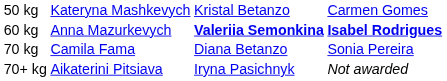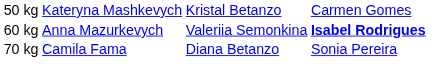(259, 30) bold -> (247, 30) normal
- row: (25, 69)
